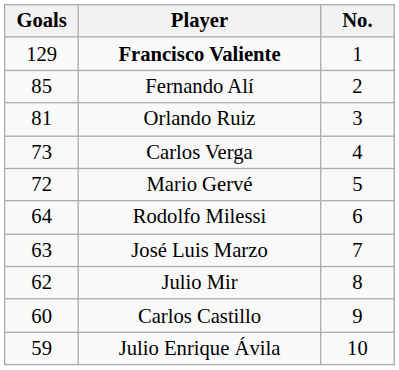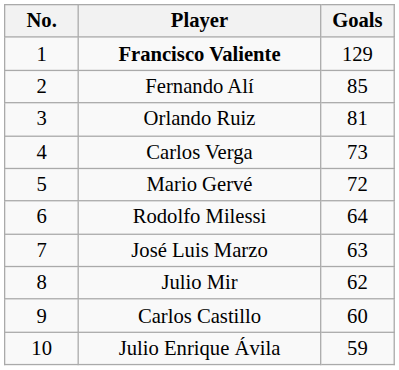columns swapped: (357, 20) <-> (42, 20)
